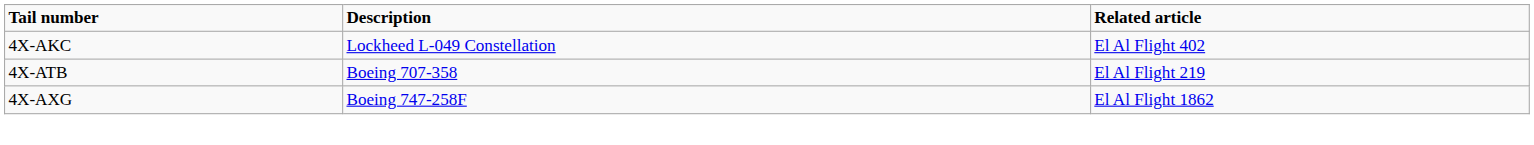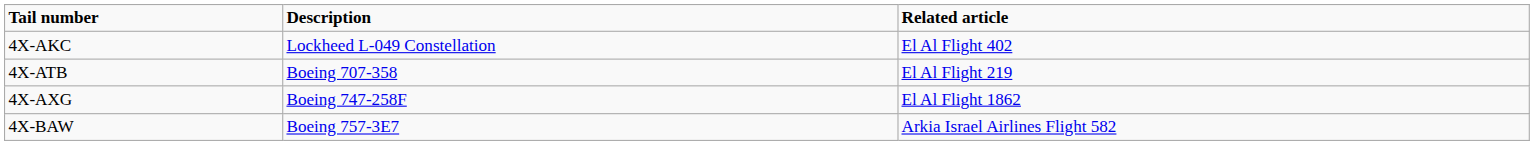+ row: (41, 126)
